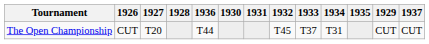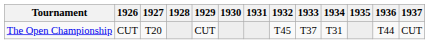columns swapped: (386, 13) <-> (205, 13)
